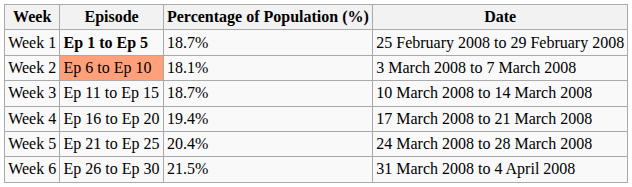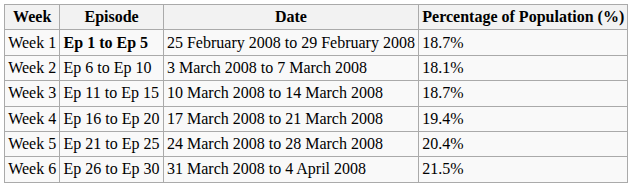columns swapped: (500, 17) <-> (268, 17)
(108, 67) lightsalmon background -> (108, 67) no background
